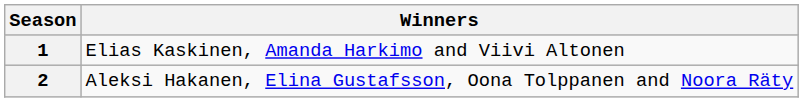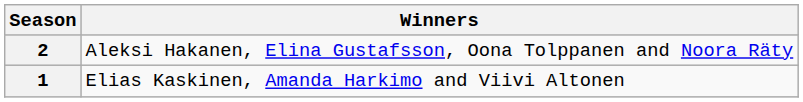rows swapped: (43, 50) <-> (43, 81)
